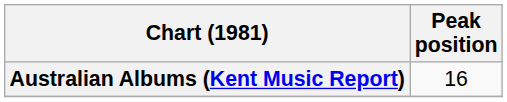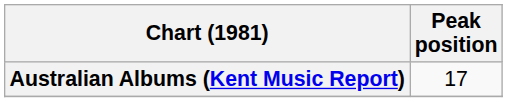(456, 79) 16 -> (456, 79) 17
